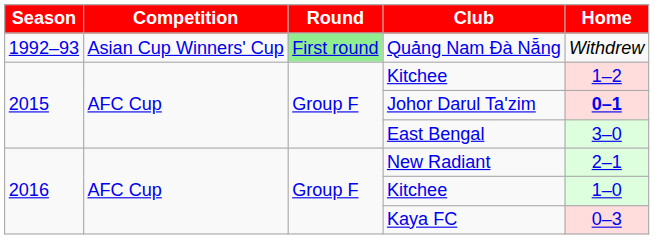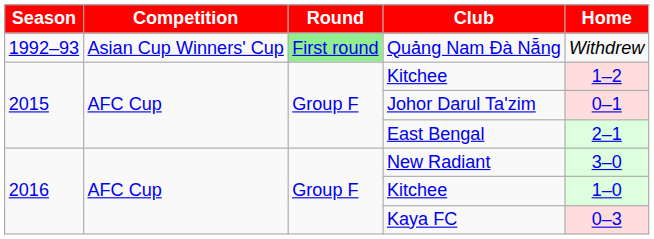(607, 104) bold -> (607, 104) normal
(607, 133) 3–0 -> (607, 133) 2–1
(607, 162) 2–1 -> (607, 162) 3–0
